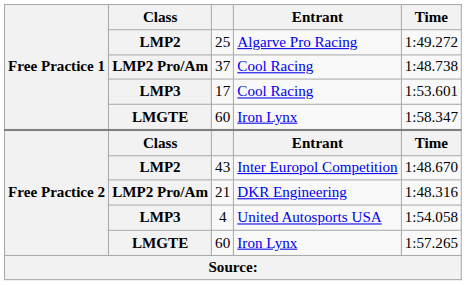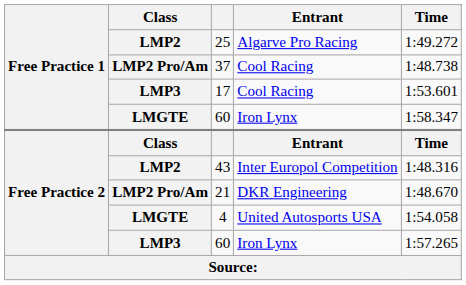(431, 168) 1:48.670 -> (431, 168) 1:48.316
(431, 192) 1:48.316 -> (431, 192) 1:48.670
(160, 217) LMP3 -> (160, 217) LMGTE
(160, 242) LMGTE -> (160, 242) LMP3
